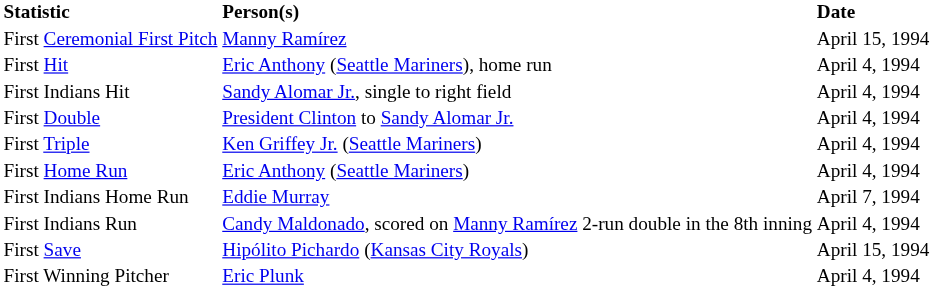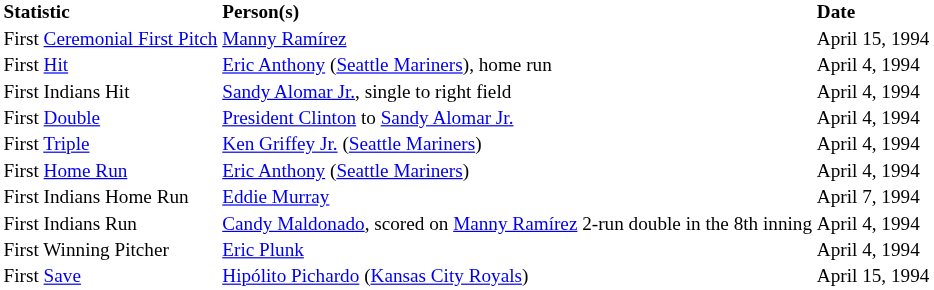rows swapped: (86, 276) <-> (42, 249)
